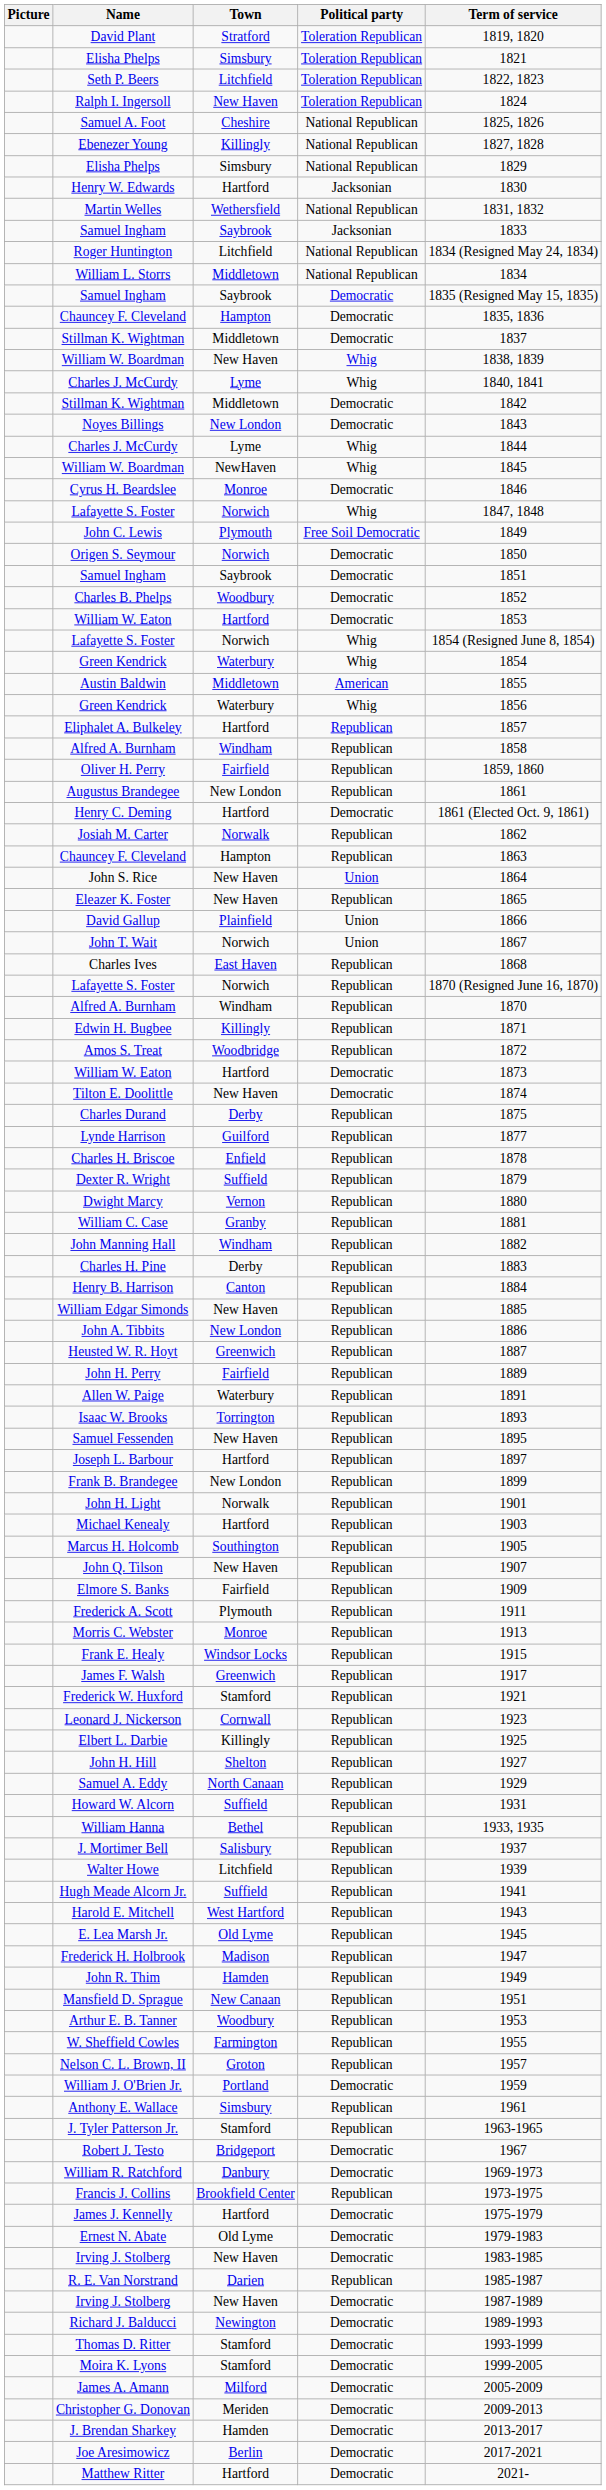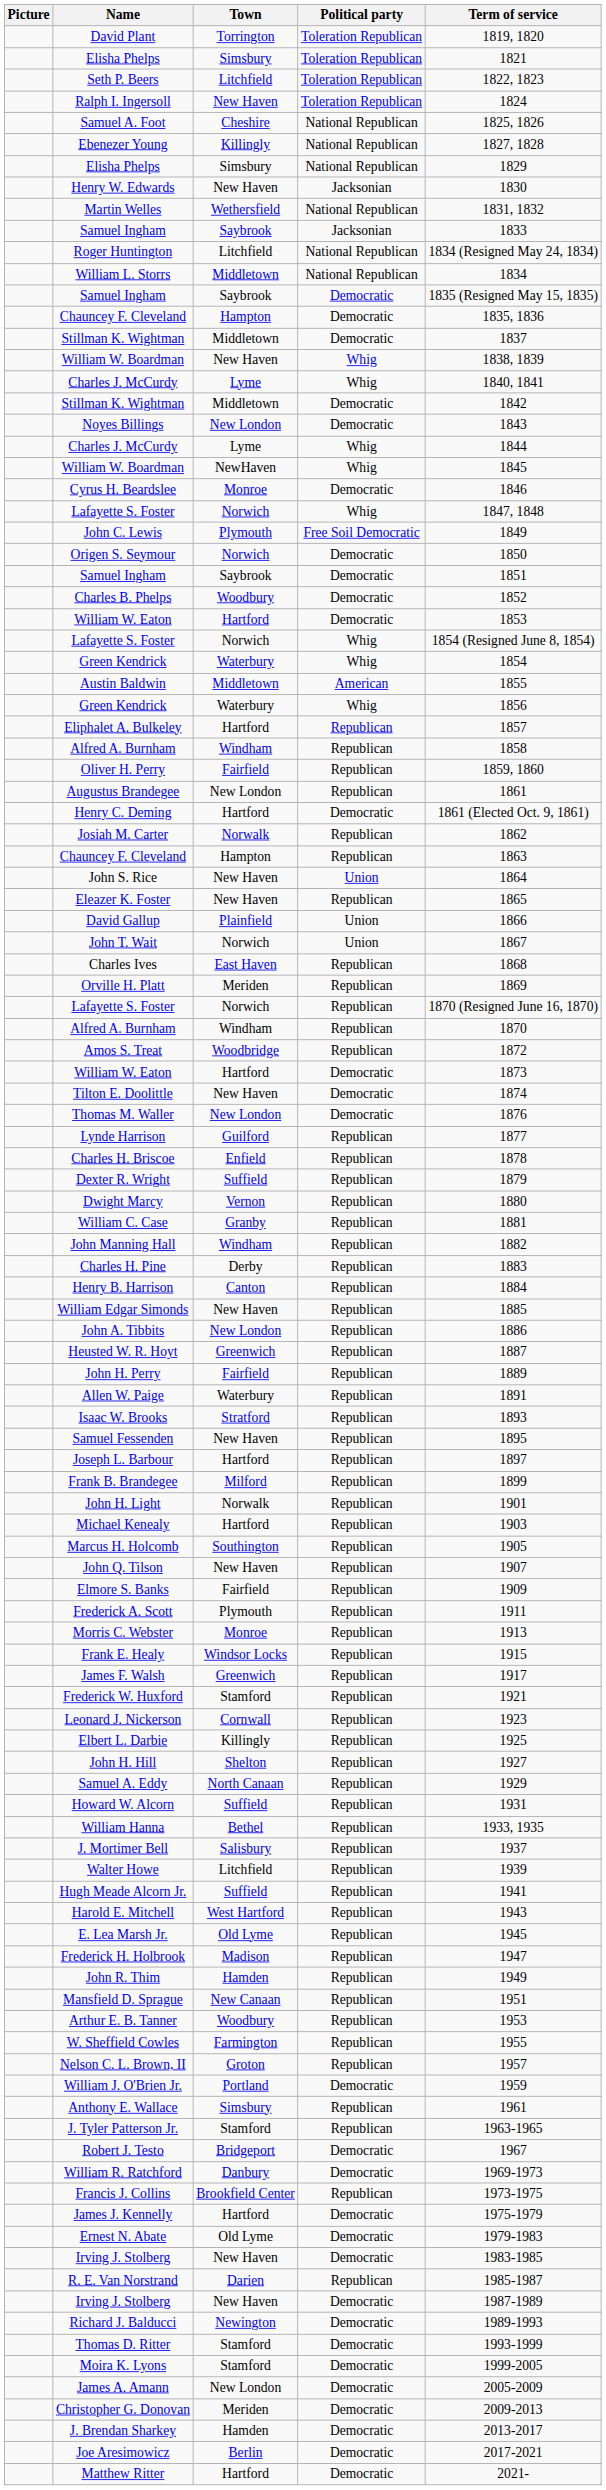(246, 36) Stratford -> (246, 36) Torrington
(246, 187) Hartford -> (246, 187) New Haven
+ row: (123, 985)
- row: (123, 1029)
- row: (123, 1115)
+ row: (123, 1115)
(246, 1417) Torrington -> (246, 1417) Stratford
(246, 1481) New London -> (246, 1481) Milford
(246, 2387) Milford -> (246, 2387) New London
